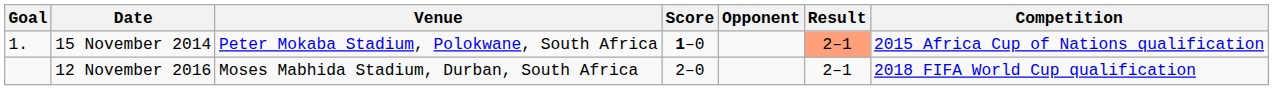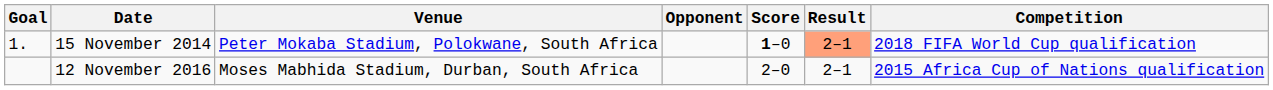columns swapped: (761, 18) <-> (690, 18)
(1069, 44) 2015 Africa Cup of Nations qualification -> (1035, 44) 2018 FIFA World Cup qualification
(1035, 71) 2018 FIFA World Cup qualification -> (1069, 71) 2015 Africa Cup of Nations qualification
